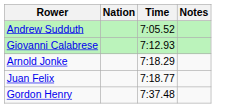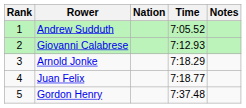+ column: (19, 12)
